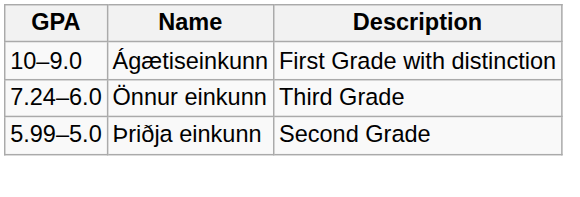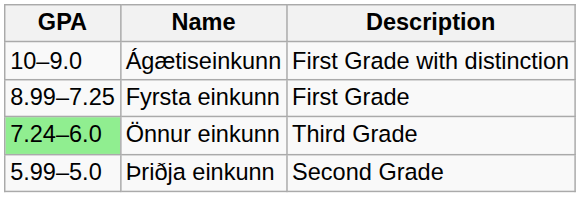+ row: (203, 97)
(56, 97) no background -> (56, 135) lightgreen background
